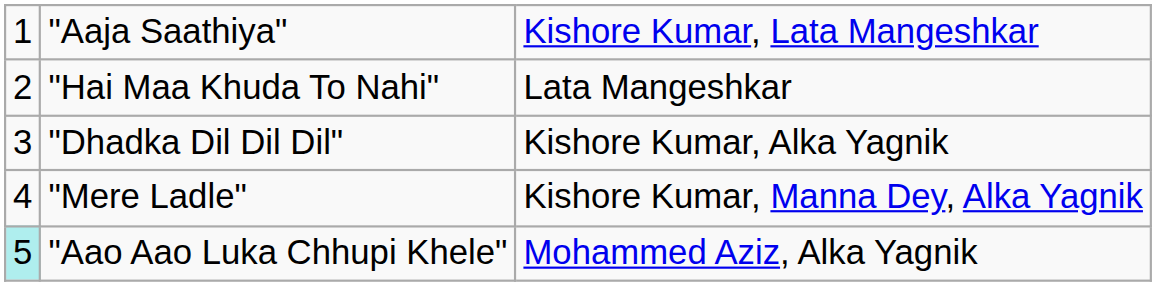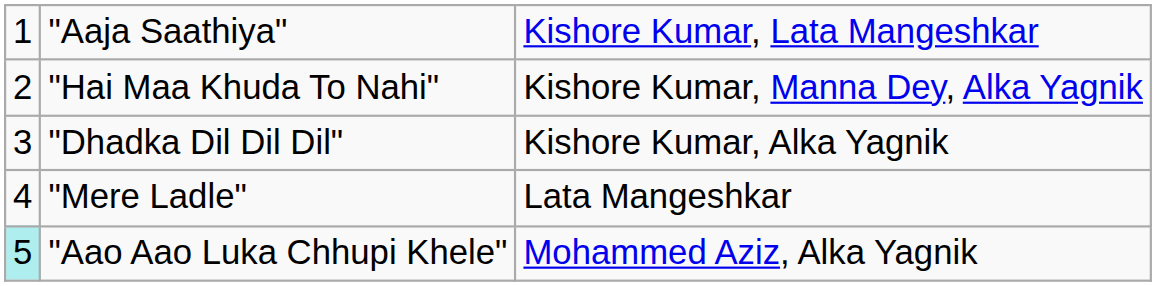(658, 87) Lata Mangeshkar -> (833, 87) Kishore Kumar, Manna Dey, Alka Yagnik
(833, 197) Kishore Kumar, Manna Dey, Alka Yagnik -> (658, 197) Lata Mangeshkar
